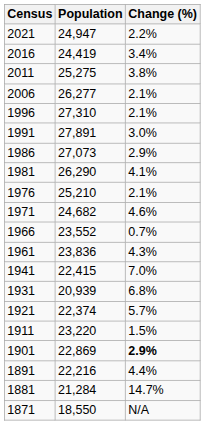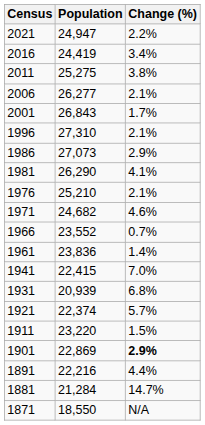+ row: (21, 113)
- row: (21, 133)
(143, 251) 4.3% -> (143, 251) 1.4%
